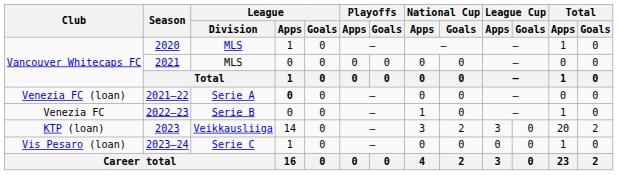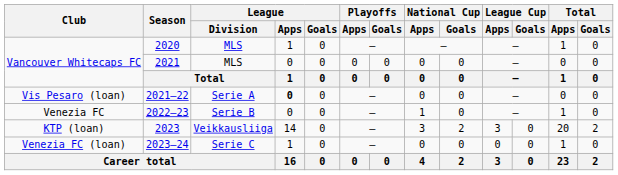(74, 95) Venezia FC (loan) -> (74, 95) Vis Pesaro (loan)
(74, 145) Vis Pesaro (loan) -> (74, 145) Venezia FC (loan)
